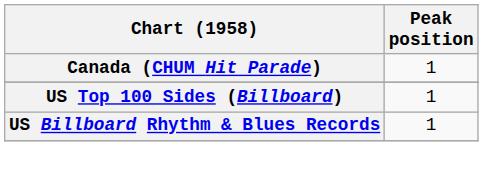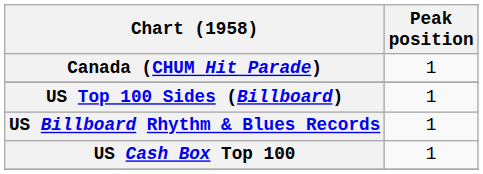+ row: (195, 155)
